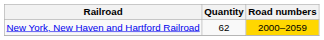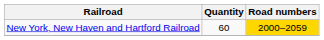(224, 27) 62 -> (224, 27) 60
